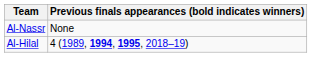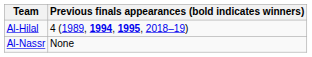rows swapped: (23, 44) <-> (26, 28)
